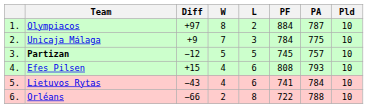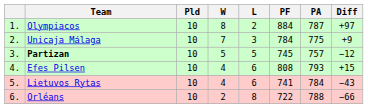columns swapped: (347, 11) <-> (192, 11)
